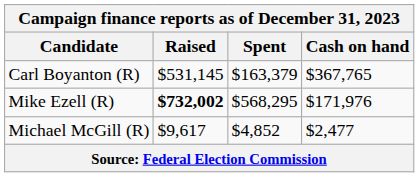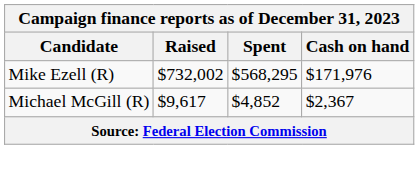- row: (74, 74)
(190, 102) bold -> (190, 74) normal
(330, 130) $2,477 -> (330, 102) $2,367
